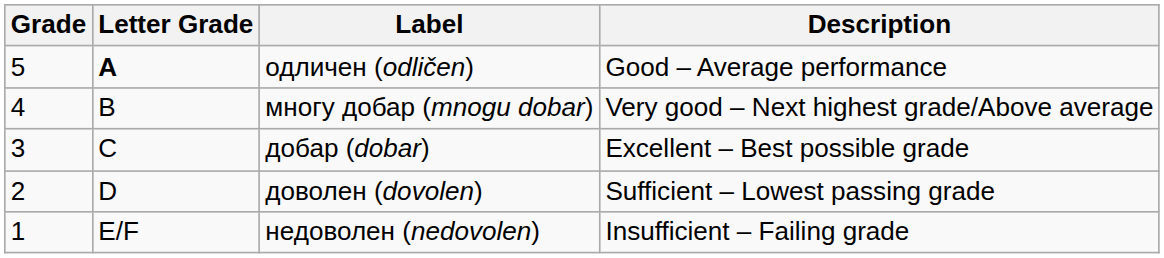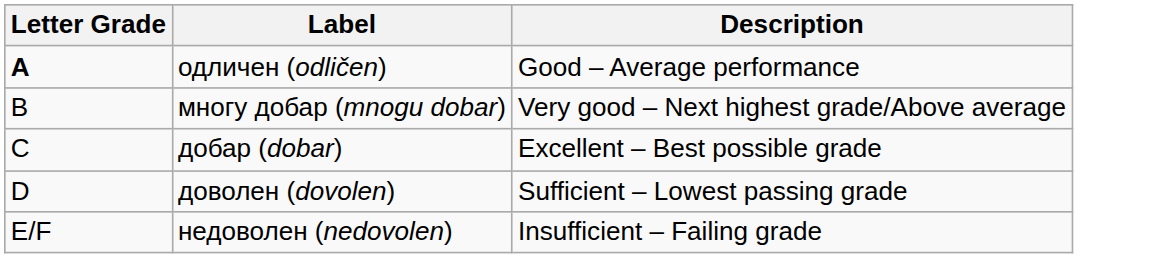- column: (49, 25)
